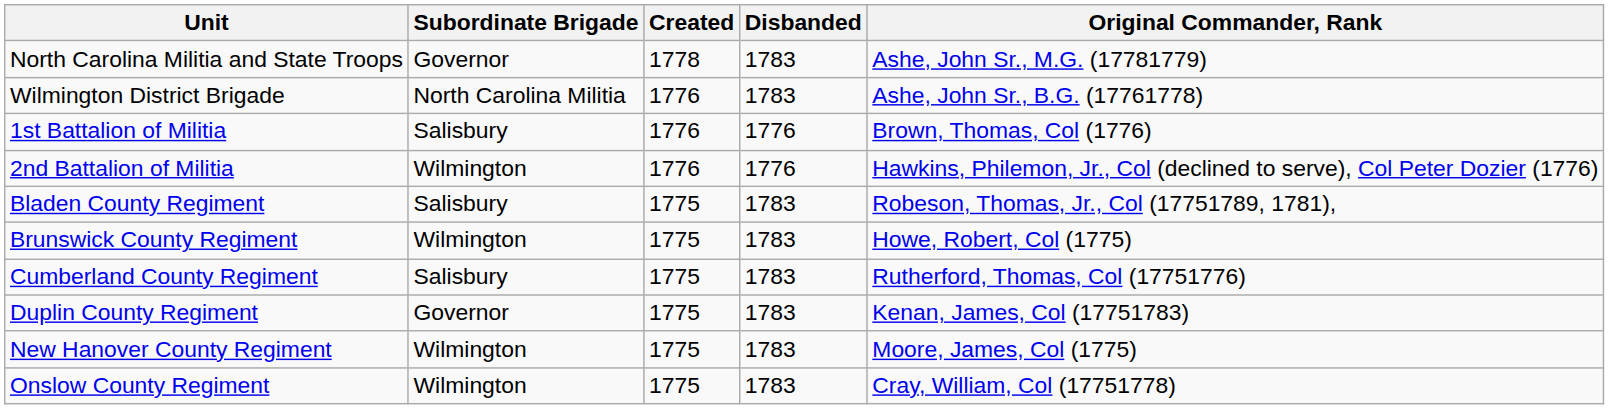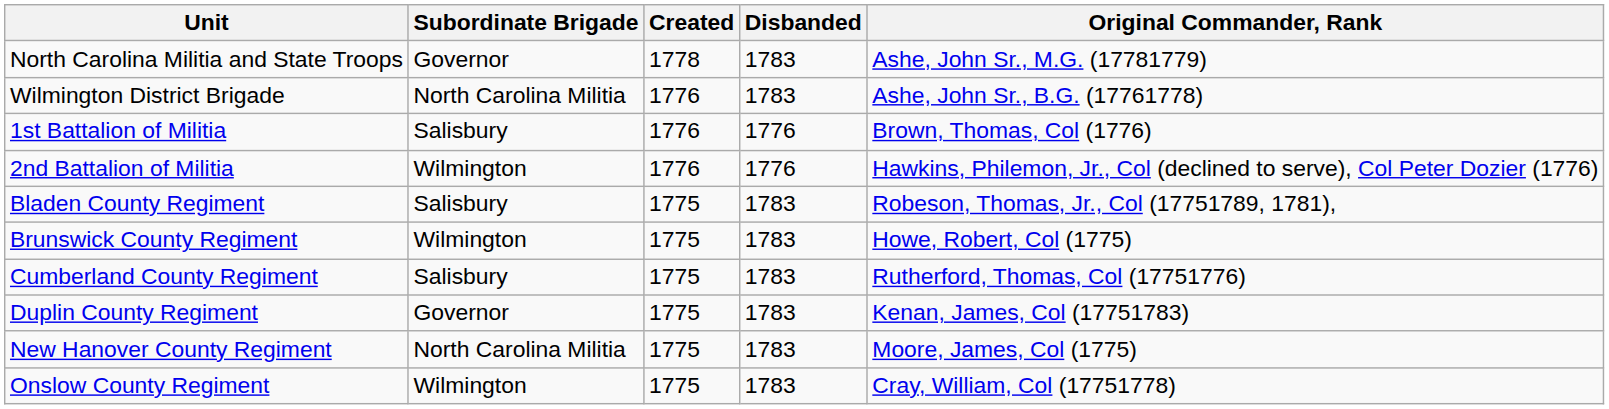(470, 349) Wilmington -> (520, 349) North Carolina Militia
